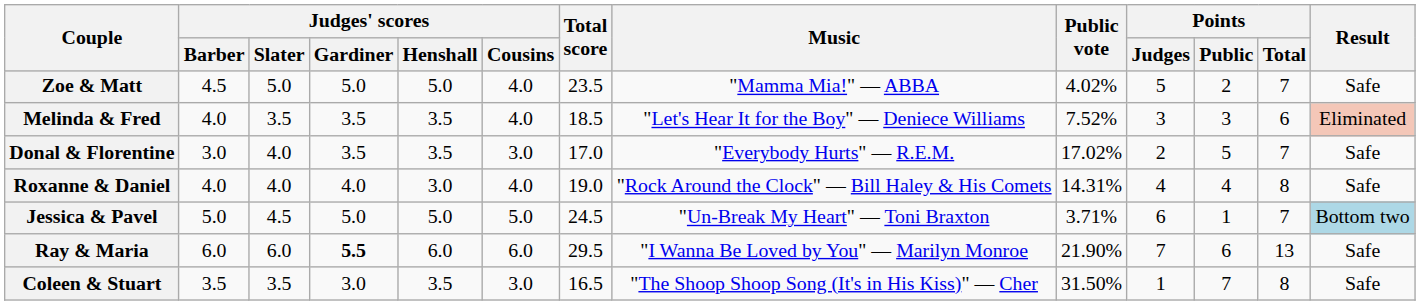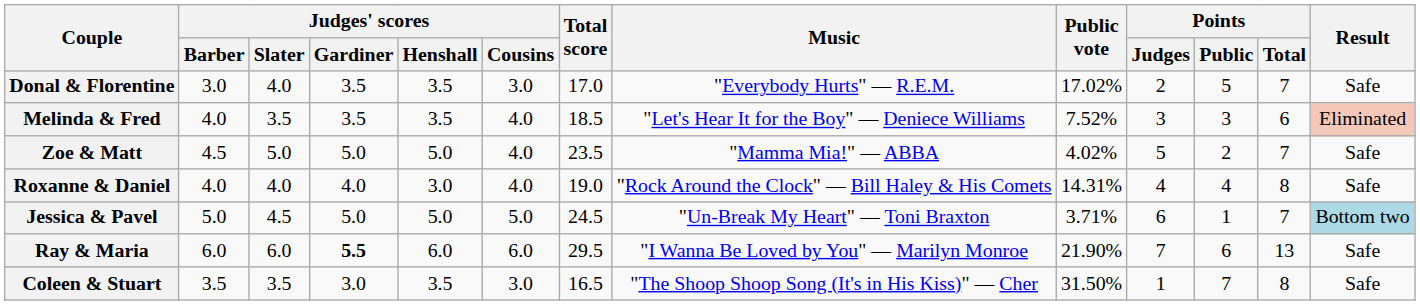rows swapped: (92, 86) <-> (92, 152)
